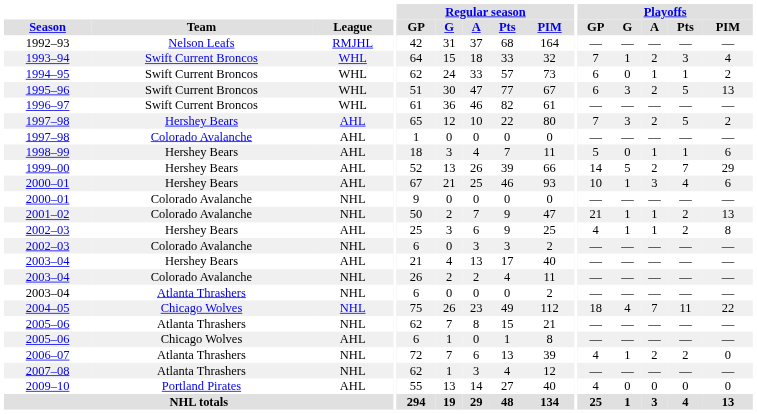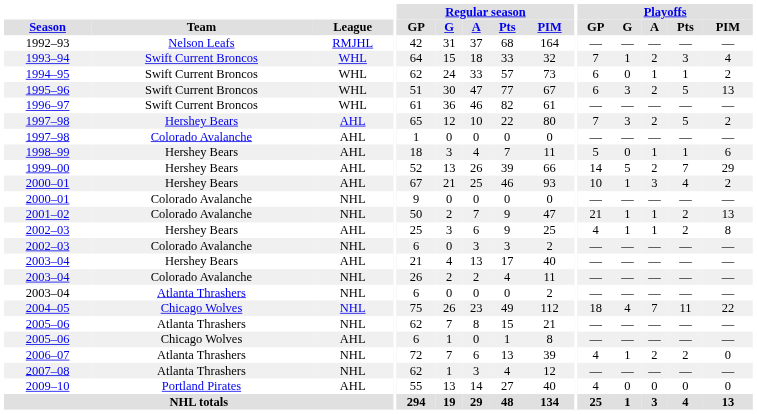(728, 183) 6 -> (728, 183) 2
